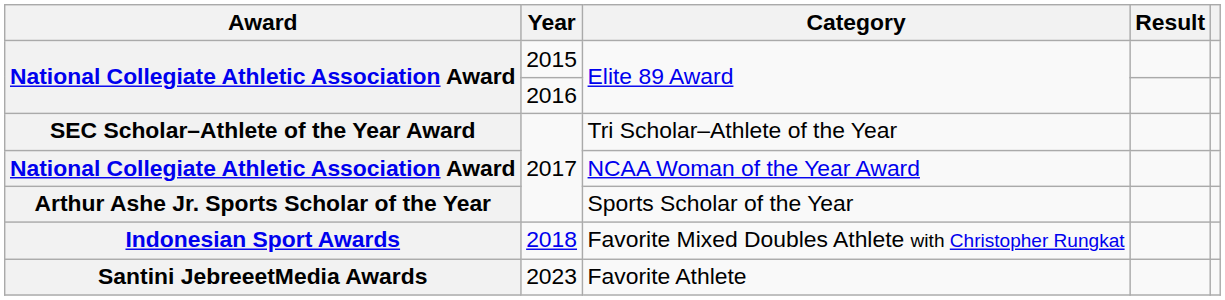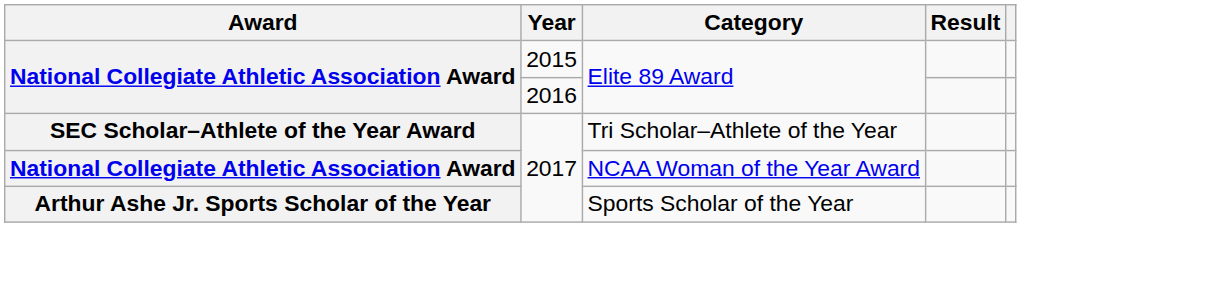- row: (552, 240)
- row: (552, 276)
